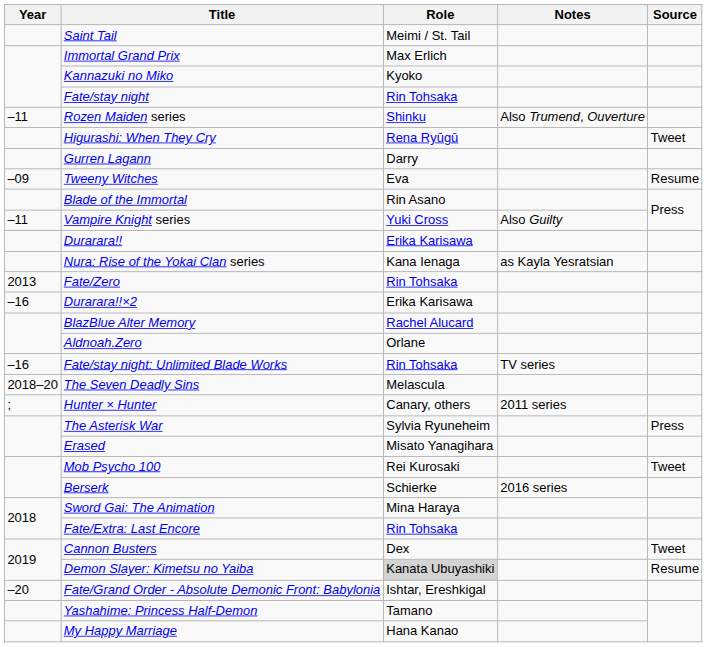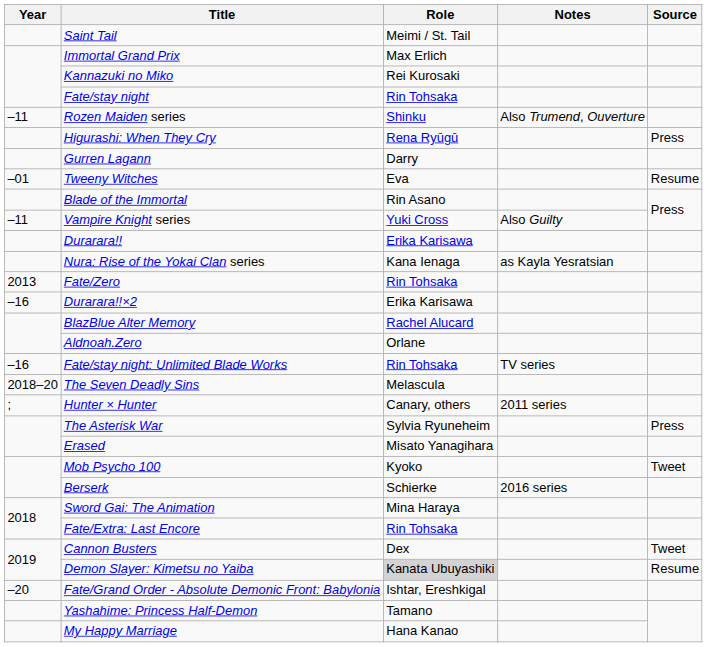(404, 76) Kyoko -> (423, 76) Rei Kurosaki
(668, 138) Tweet -> (667, 138) Press
(18, 179) –09 -> (18, 179) –01
(423, 466) Rei Kurosaki -> (404, 466) Kyoko
